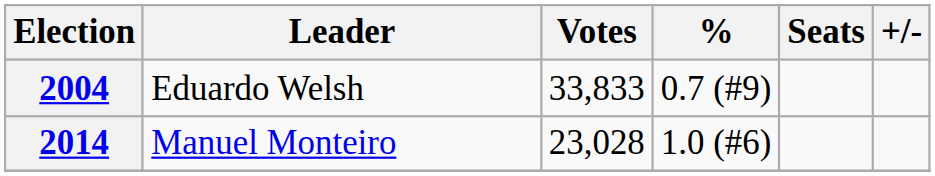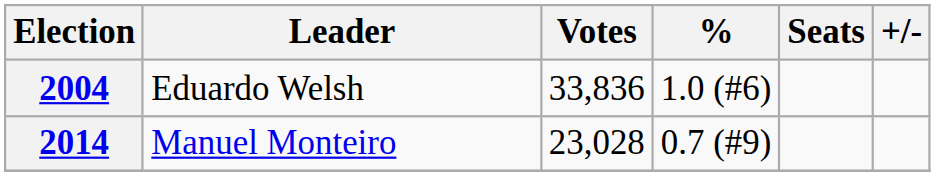(597, 87) 33,833 -> (597, 87) 33,836
(716, 87) 0.7 (#9) -> (716, 87) 1.0 (#6)
(716, 142) 1.0 (#6) -> (716, 142) 0.7 (#9)
